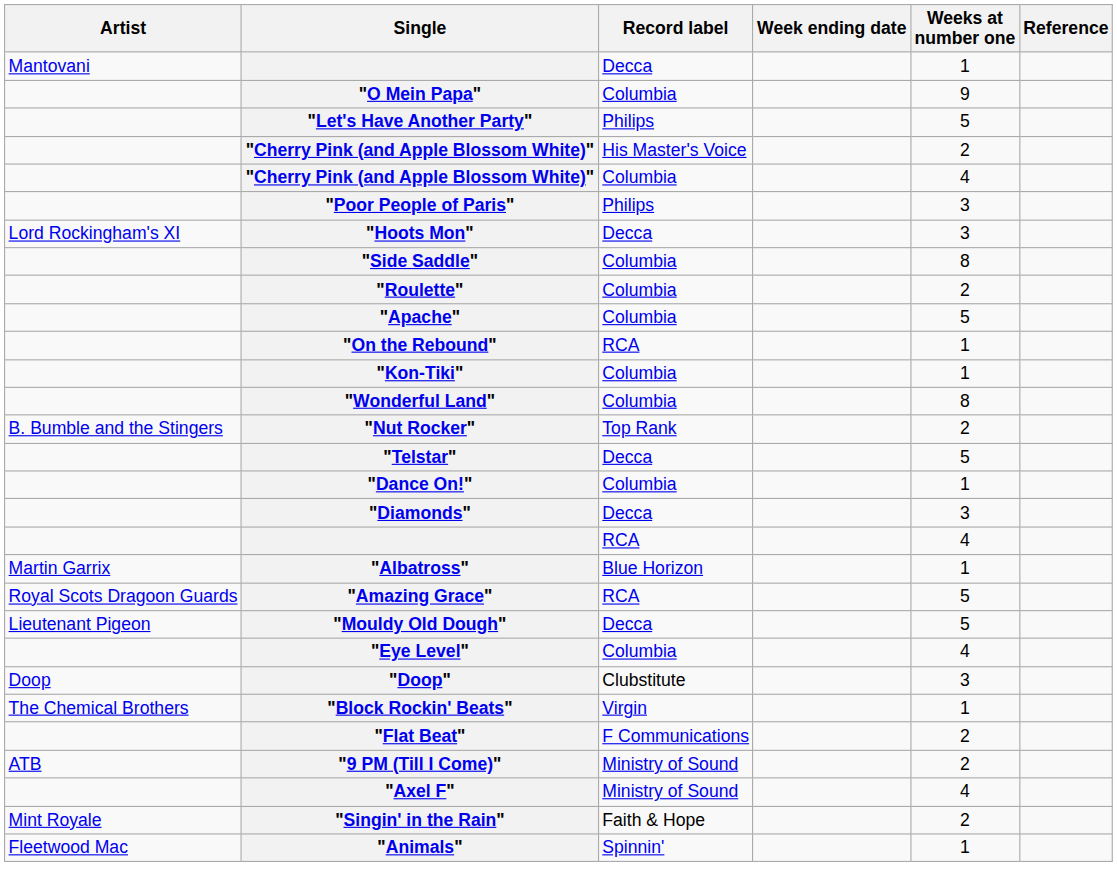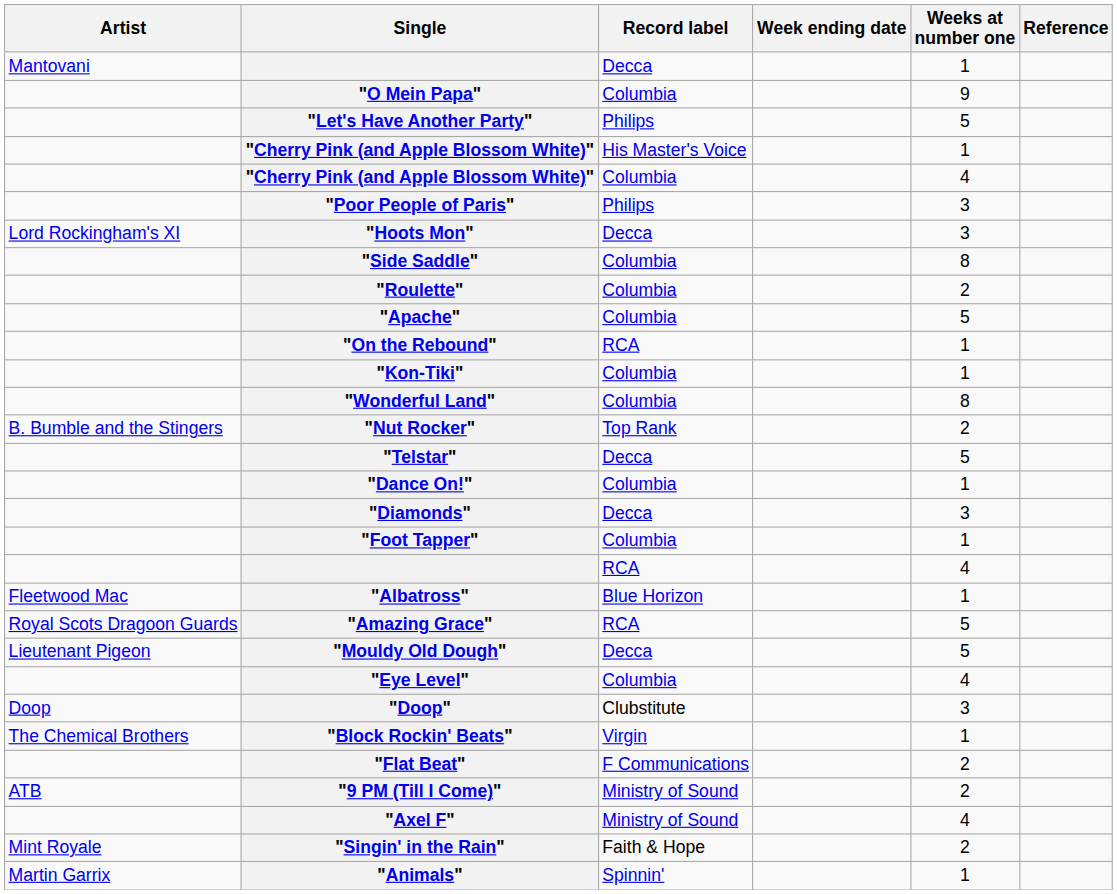(965, 149) 2 -> (965, 149) 1
+ row: (420, 540)
(59, 568) Martin Garrix -> (68, 596) Fleetwood Mac
(68, 847) Fleetwood Mac -> (59, 875) Martin Garrix
